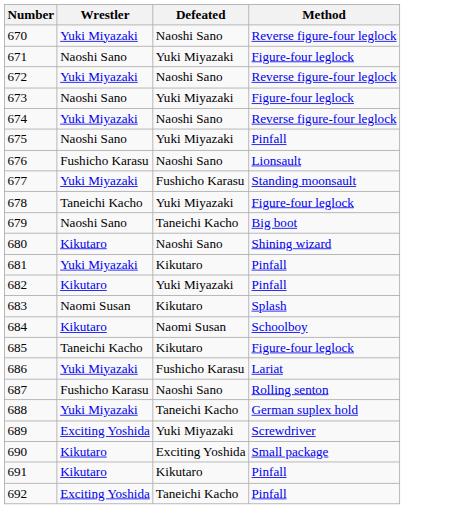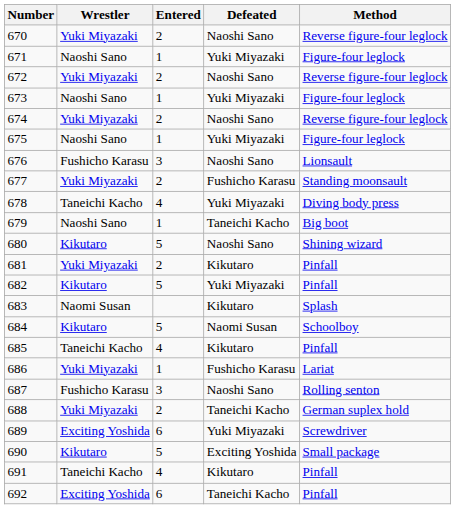+ column: (178, 14)
(269, 139) Pinfall -> (354, 139) Figure-four leglock
(303, 202) Figure-four leglock -> (351, 202) Diving body press
(303, 347) Figure-four leglock -> (320, 347) Pinfall
(83, 472) Kikutaro -> (101, 472) Taneichi Kacho
